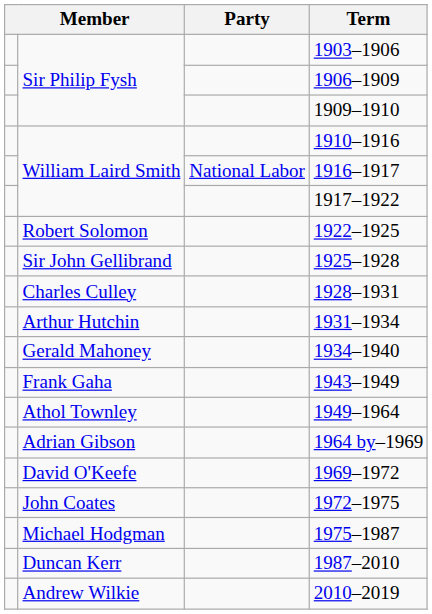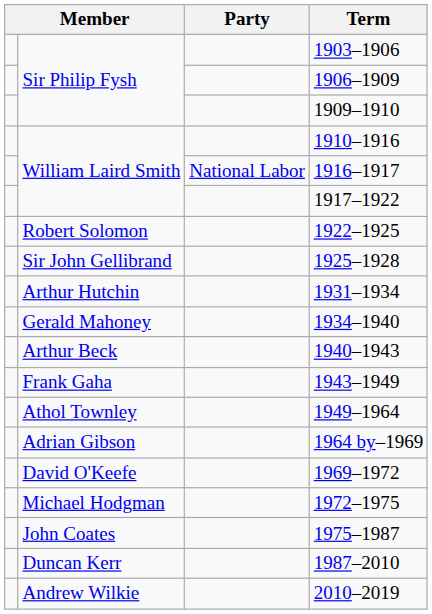- row: (357, 291)
+ row: (357, 351)
(69, 502) John Coates -> (94, 502) Michael Hodgman
(94, 532) Michael Hodgman -> (69, 532) John Coates
